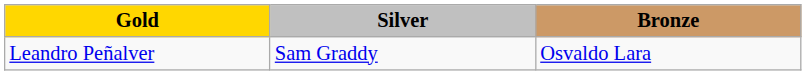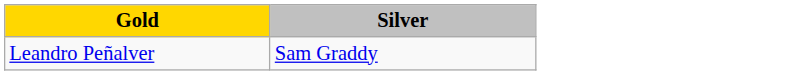- column: (668, 20)
